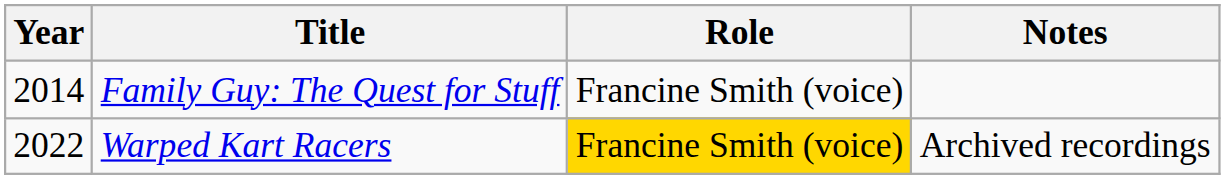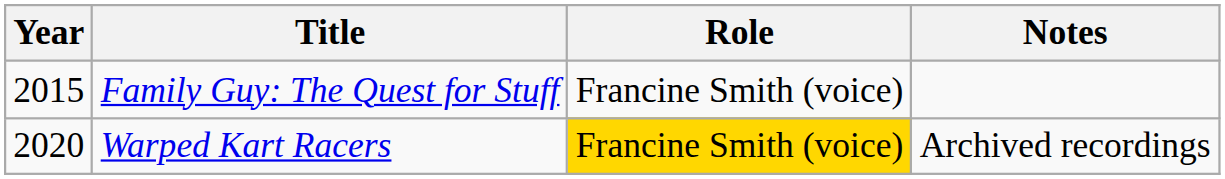(49, 88) 2014 -> (49, 88) 2015
(49, 145) 2022 -> (49, 145) 2020
